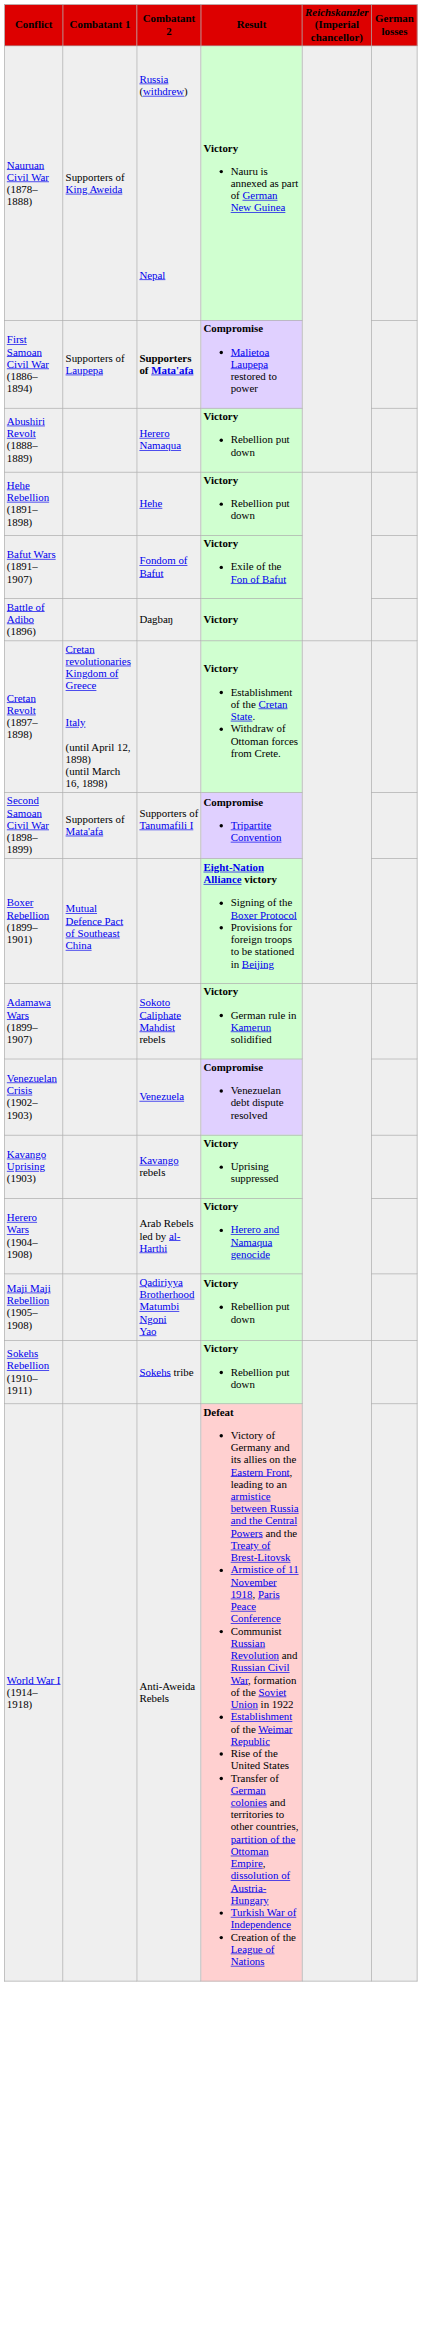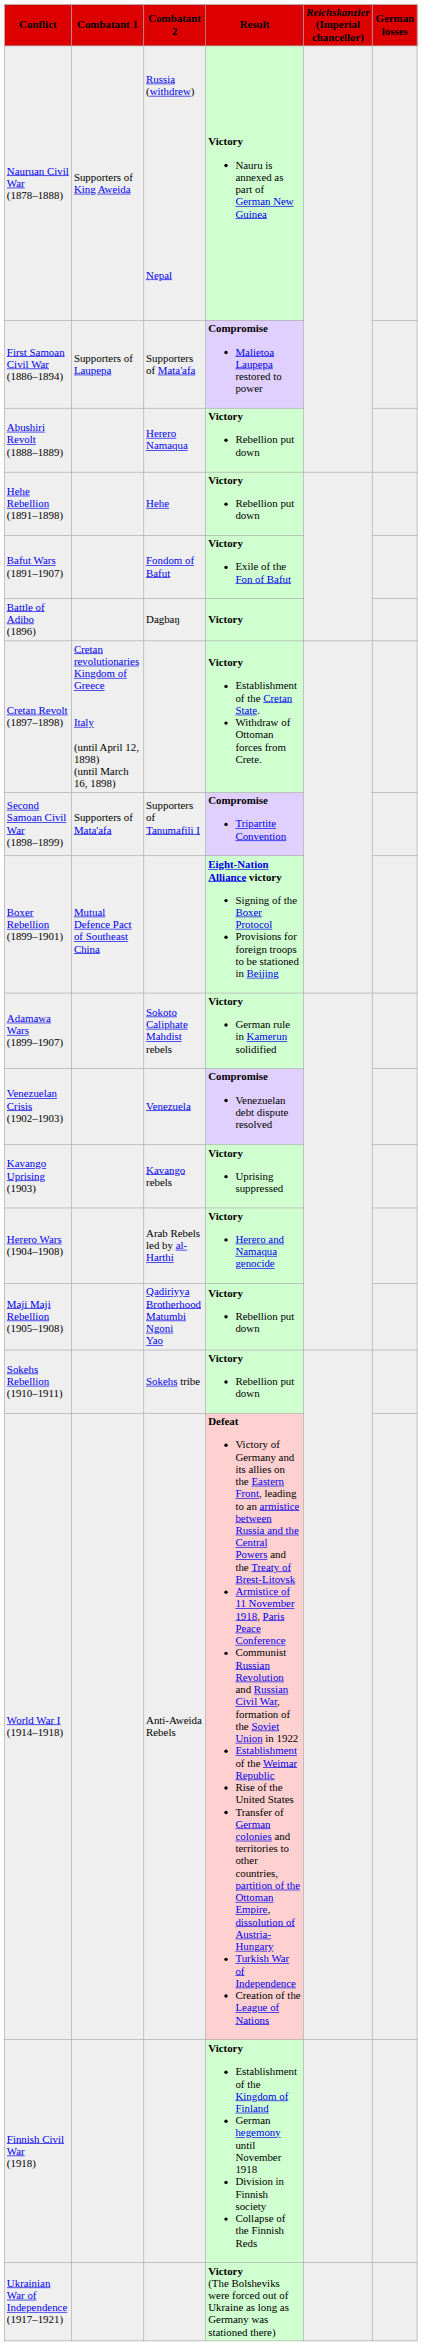(166, 364) bold -> (171, 364) normal
+ row: (35, 2151)
+ row: (37, 2301)
